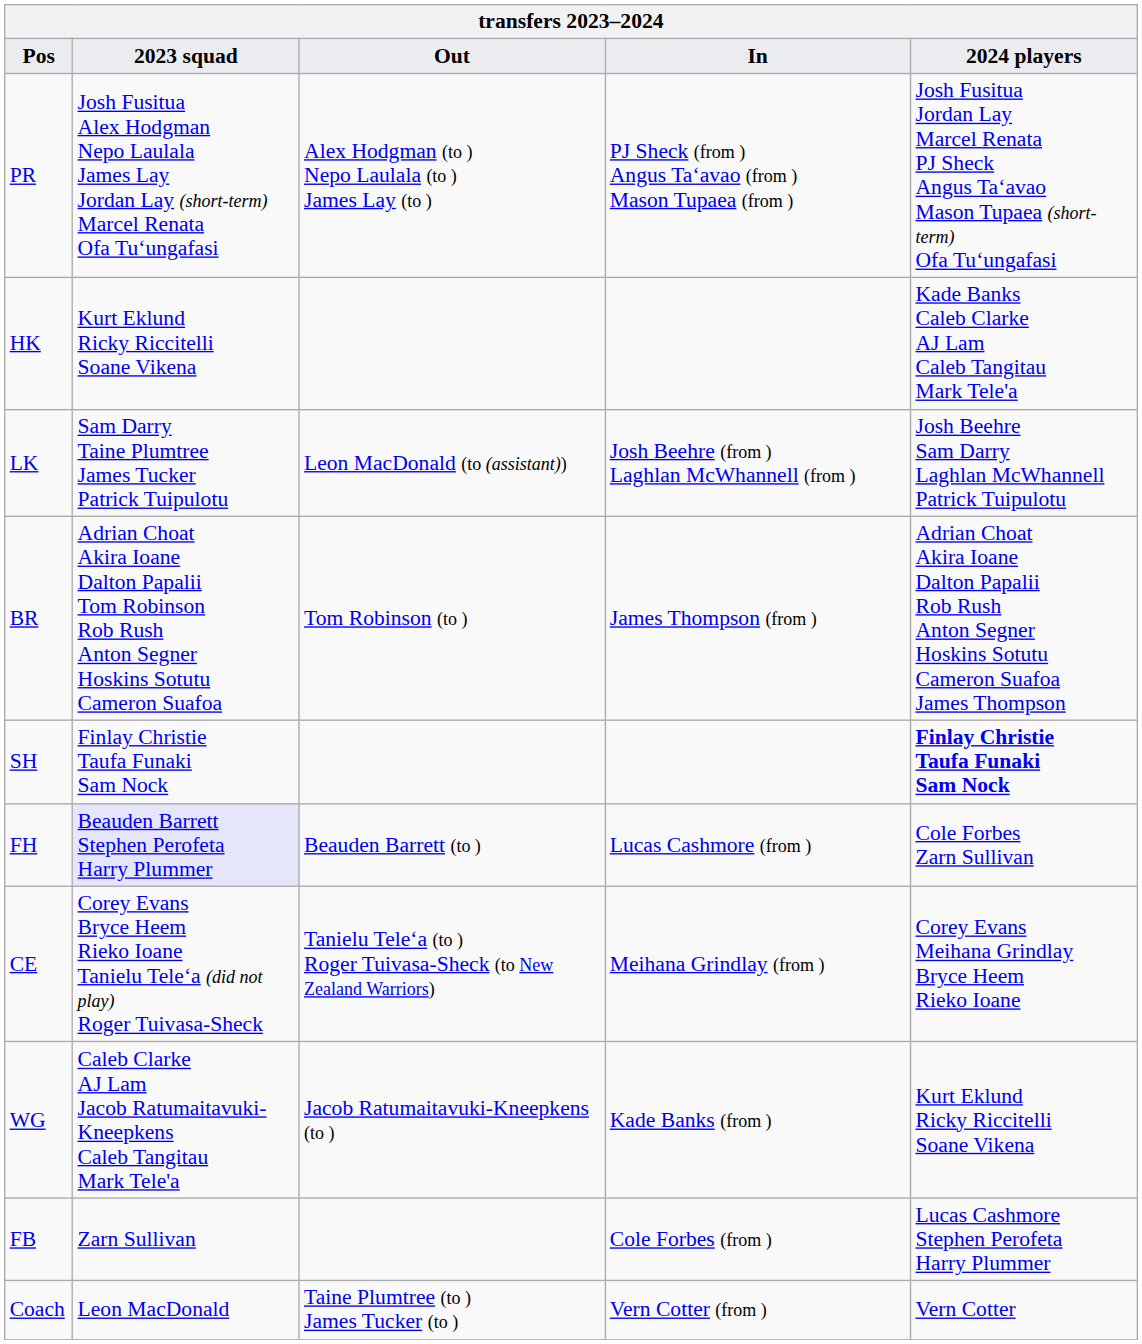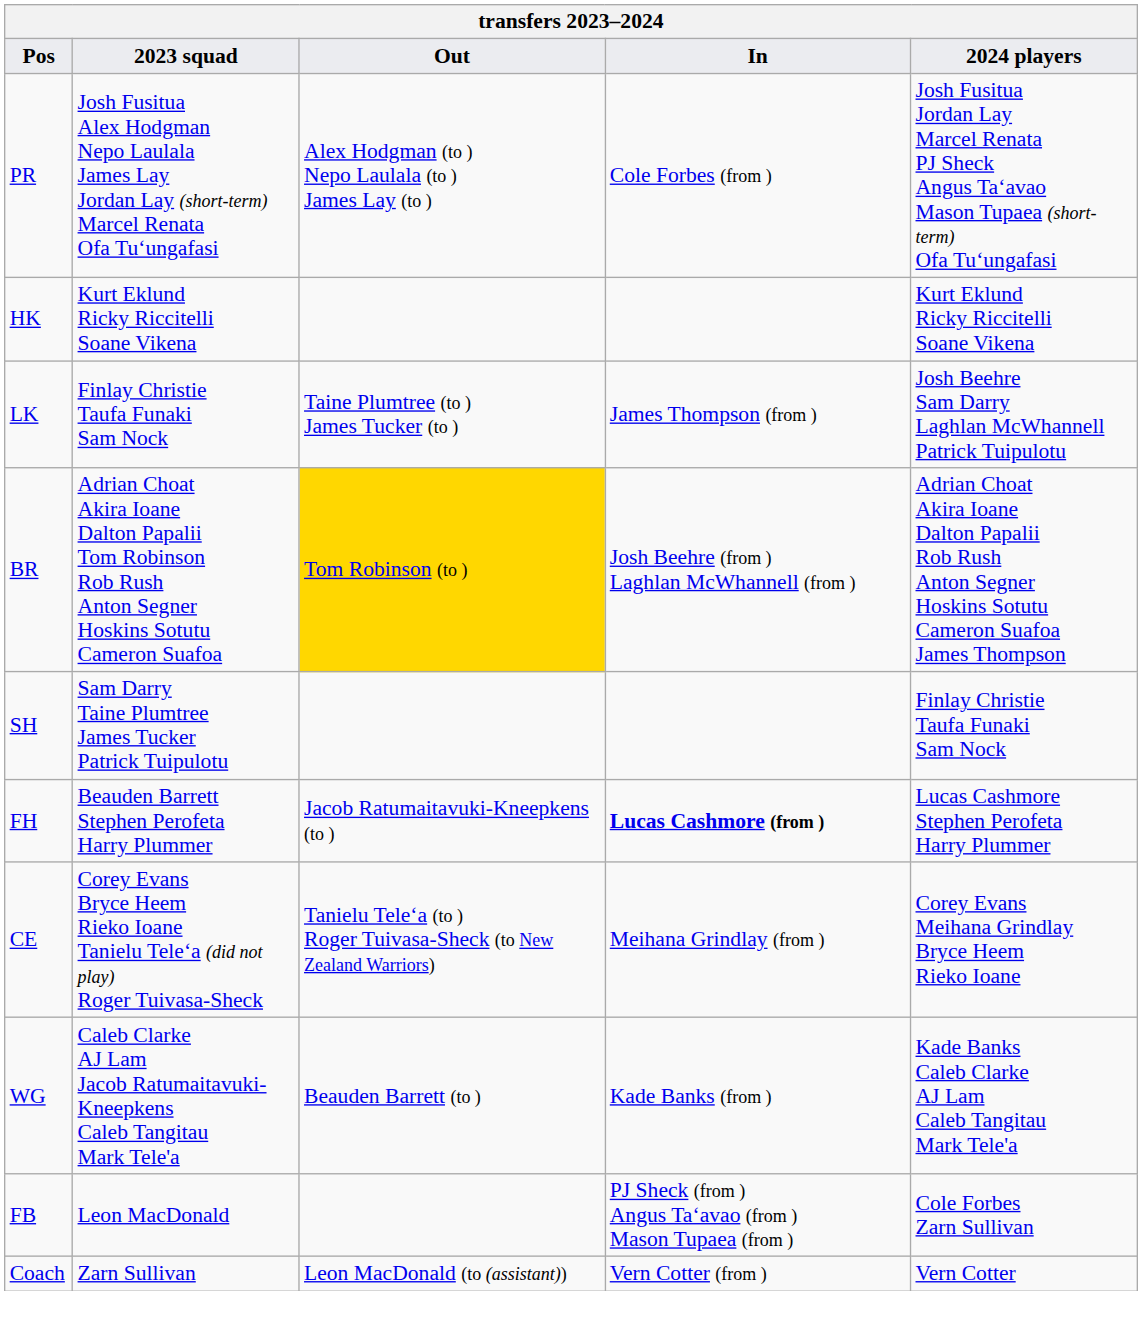(704, 175) PJ Sheck (from ) Angus Taʻavao (from ) Mason Tupaea (from ) -> (691, 175) Cole Forbes (from )
(981, 343) Kade Banks Caleb Clarke AJ Lam Caleb Tangitau Mark Tele'a -> (984, 318) Kurt Eklund Ricky Riccitelli Soane Vikena
(153, 462) Sam Darry Taine Plumtree James Tucker Patrick Tuipulotu -> (142, 413) Finlay Christie Taufa Funaki Sam Nock
(435, 462) Leon MacDonald (to (assistant)) -> (388, 413) Taine Plumtree (to ) James Tucker (to )
(733, 462) Josh Beehre (from ) Laghlan McWhannell (from ) -> (713, 413) James Thompson (from )
(386, 618) no background -> (386, 569) gold background
(713, 618) James Thompson (from ) -> (733, 569) Josh Beehre (from ) Laghlan McWhannell (from )
(142, 761) Finlay Christie Taufa Funaki Sam Nock -> (153, 725) Sam Darry Taine Plumtree James Tucker Patrick Tuipulotu
(985, 761) bold -> (980, 725) normal
(151, 844) lavender background -> (151, 820) no background
(392, 844) Beauden Barrett (to ) -> (446, 820) Jacob Ratumaitavuki-Kneepkens (to )
(710, 844) normal -> (717, 820) bold
(975, 844) Cole Forbes Zarn Sullivan -> (989, 820) Lucas Cashmore Stephen Perofeta Harry Plummer
(446, 1119) Jacob Ratumaitavuki-Kneepkens (to ) -> (392, 1095) Beauden Barrett (to )
(984, 1119) Kurt Eklund Ricky Riccitelli Soane Vikena -> (981, 1095) Kade Banks Caleb Clarke AJ Lam Caleb Tangitau Mark Tele'a
(137, 1238) Zarn Sullivan -> (153, 1214) Leon MacDonald
(691, 1238) Cole Forbes (from ) -> (704, 1214) PJ Sheck (from ) Angus Taʻavao (from ) Mason Tupaea (from )
(989, 1238) Lucas Cashmore Stephen Perofeta Harry Plummer -> (975, 1214) Cole Forbes Zarn Sullivan
(153, 1309) Leon MacDonald -> (137, 1273) Zarn Sullivan
(388, 1309) Taine Plumtree (to ) James Tucker (to ) -> (435, 1273) Leon MacDonald (to (assistant))
